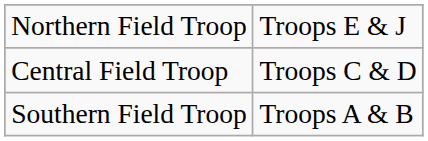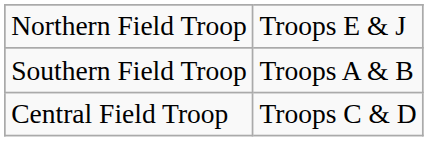rows swapped: (120, 69) <-> (129, 113)
